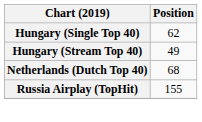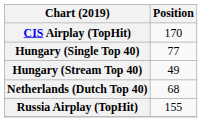+ row: (77, 32)
(173, 32) 62 -> (173, 51) 77
